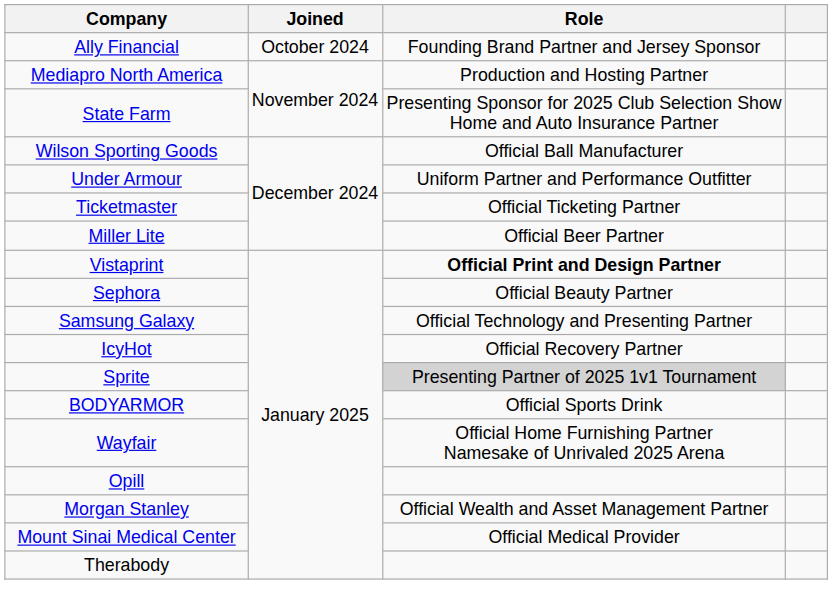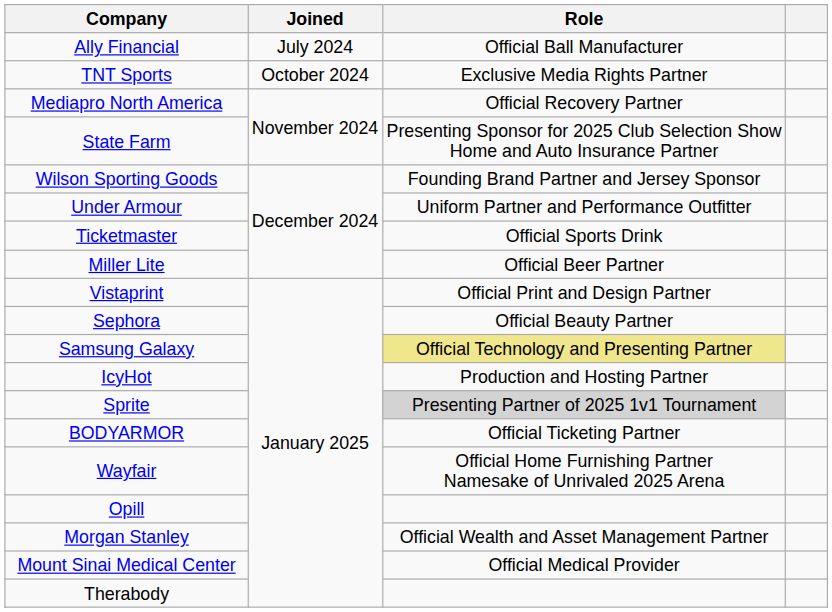(315, 47) October 2024 -> (315, 47) July 2024
(584, 47) Founding Brand Partner and Jersey Sponsor -> (584, 47) Official Ball Manufacturer
+ row: (127, 75)
(584, 75) Production and Hosting Partner -> (584, 103) Official Recovery Partner
(584, 151) Official Ball Manufacturer -> (584, 180) Founding Brand Partner and Jersey Sponsor
(584, 208) Official Ticketing Partner -> (584, 236) Official Sports Drink
(584, 264) bold -> (584, 292) normal
(584, 320) no background -> (584, 348) khaki background
(584, 348) Official Recovery Partner -> (584, 377) Production and Hosting Partner
(584, 405) Official Sports Drink -> (584, 433) Official Ticketing Partner
